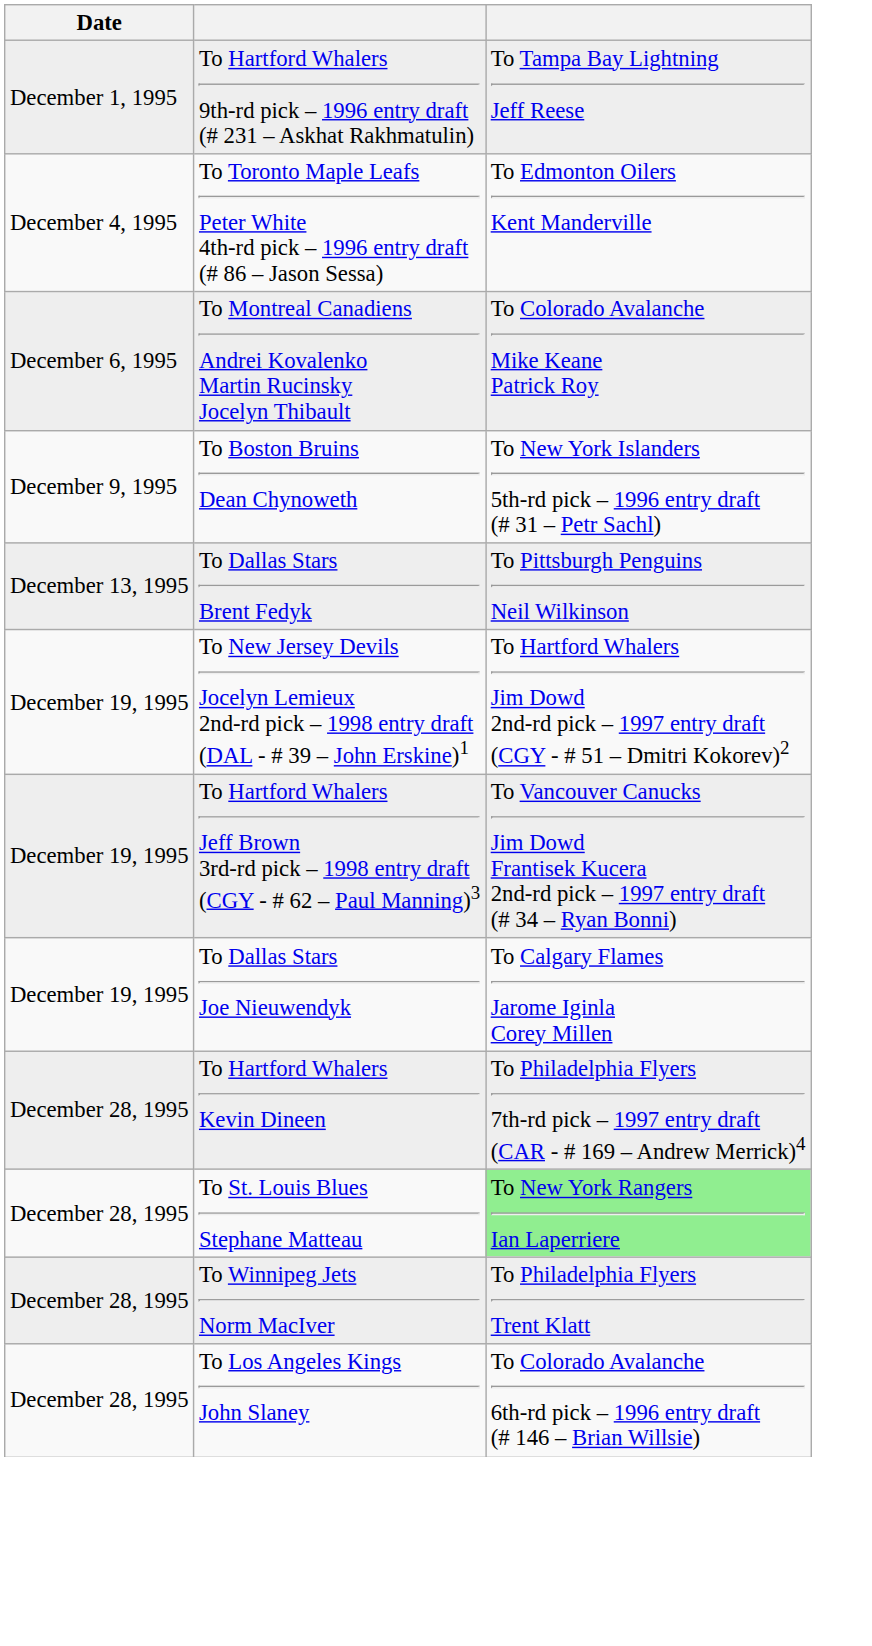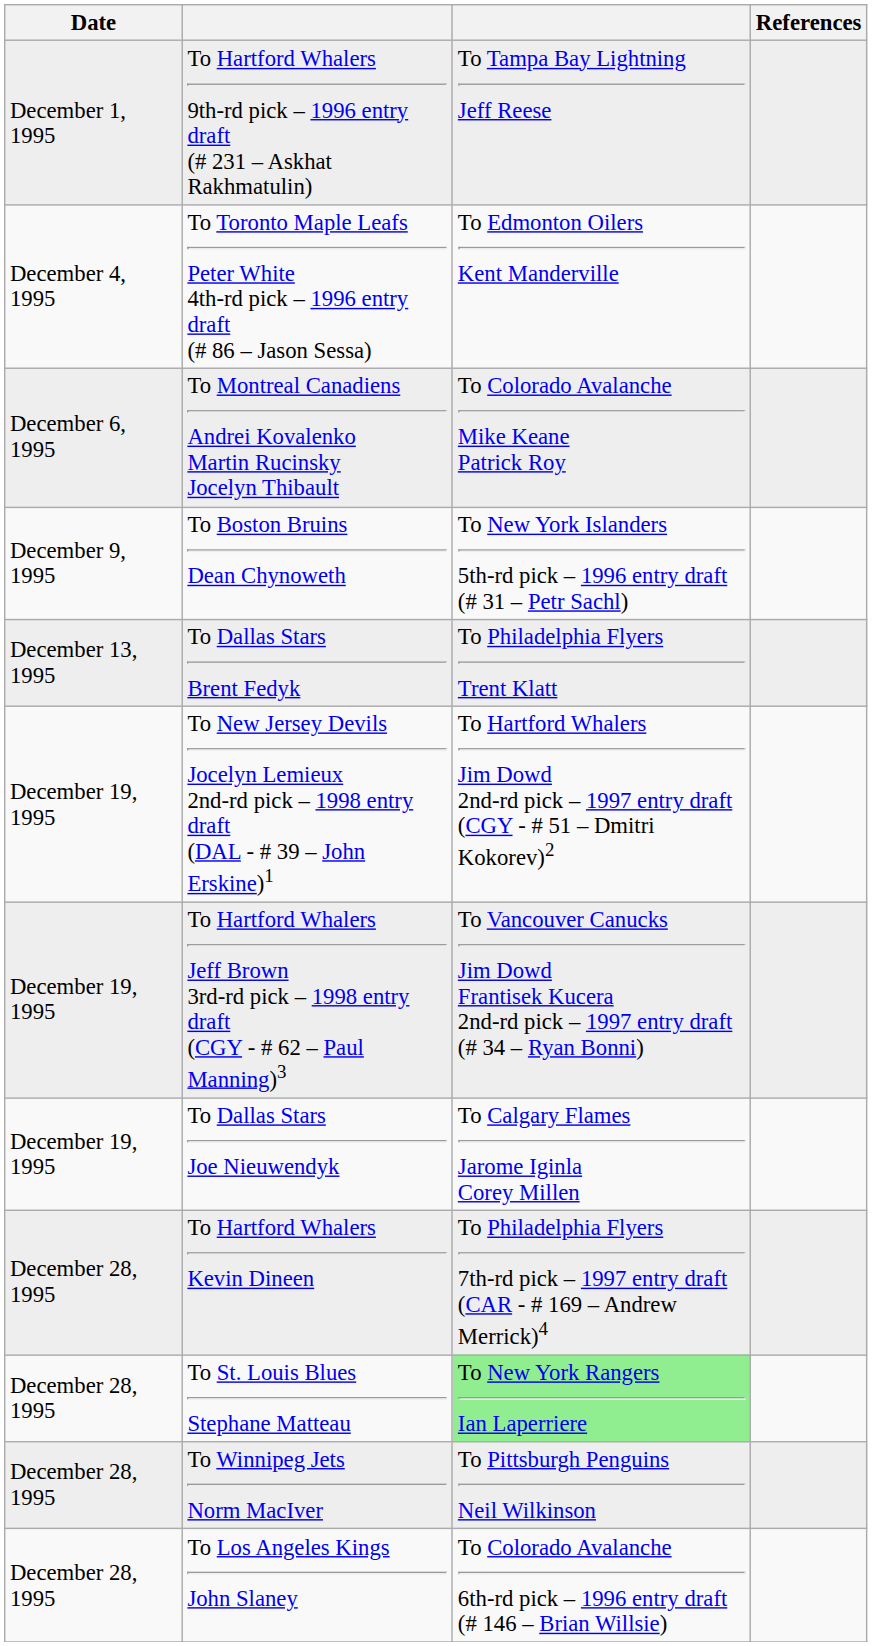+ column: (809, 22)
(648, 586) To Pittsburgh Penguins Neil Wilkinson -> (602, 662) To Philadelphia Flyers Trent Klatt
(648, 1300) To Philadelphia Flyers Trent Klatt -> (602, 1485) To Pittsburgh Penguins Neil Wilkinson
